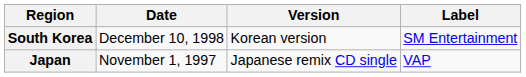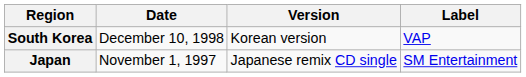(460, 38) SM Entertainment -> (417, 38) VAP
(417, 60) VAP -> (460, 60) SM Entertainment
